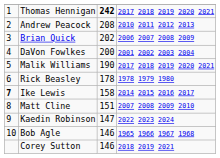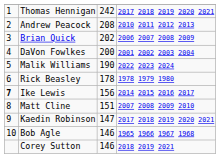(107, 11) bold -> (107, 11) normal
(166, 65) 2017 2018 2019 2020 2021 -> (146, 65) 2022 2023 2024
(107, 92) 158 -> (107, 92) 156
(146, 120) 2022 2023 2024 -> (166, 120) 2017 2018 2019 2020 2021
